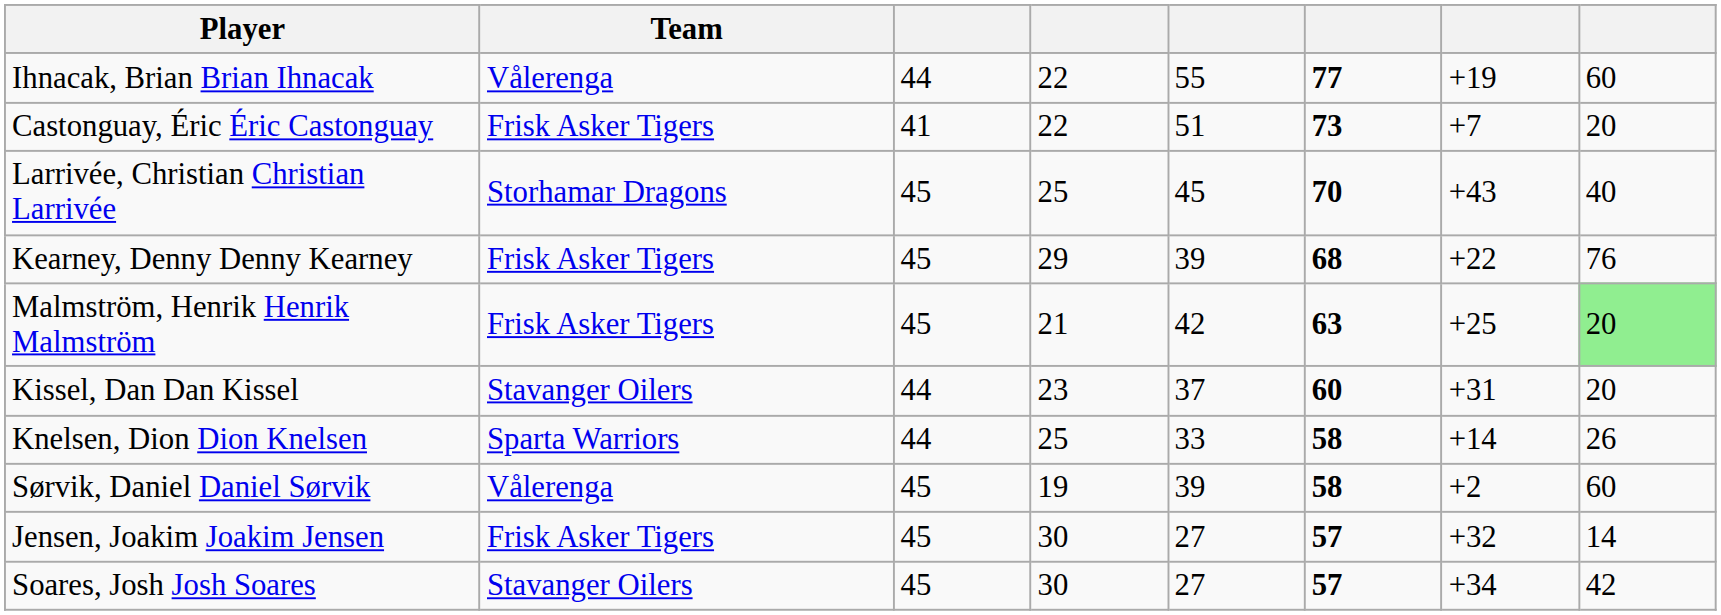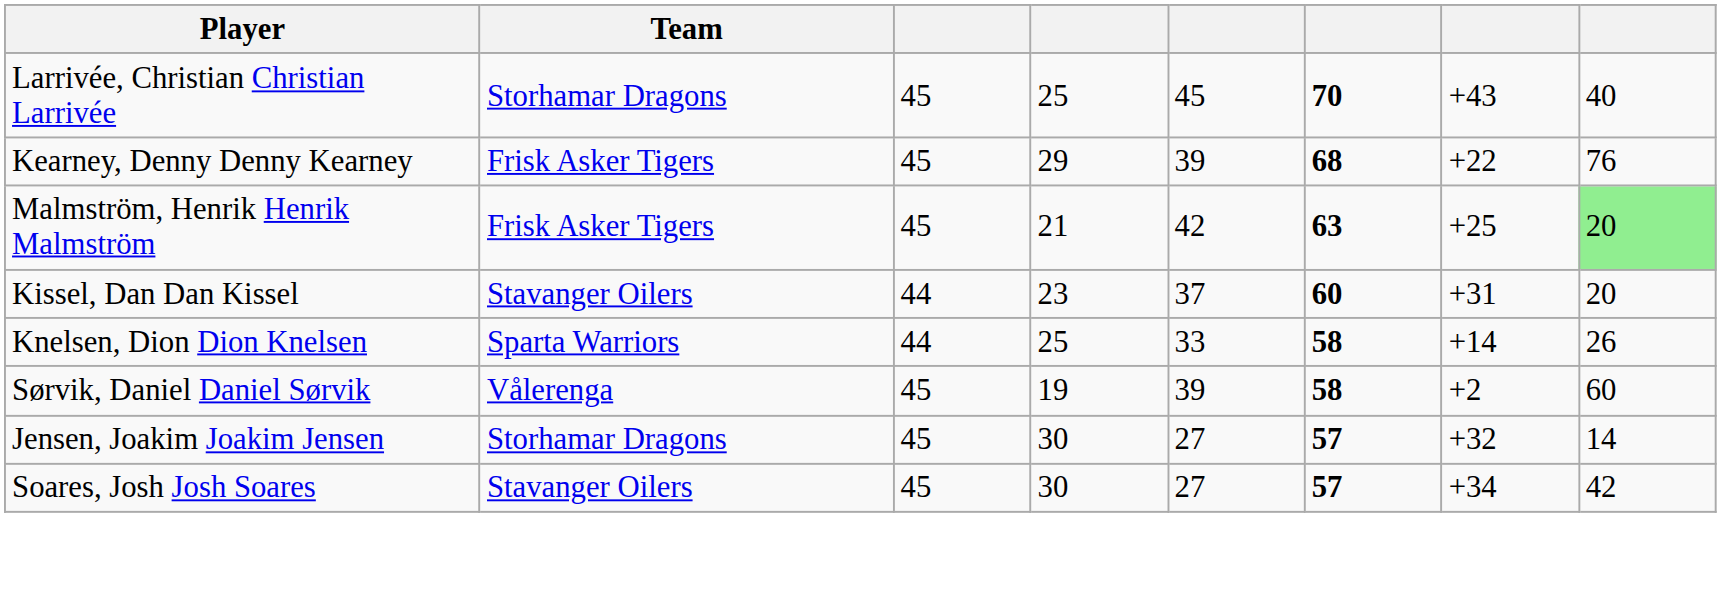- row: (193, 77)
- row: (223, 126)
(601, 536) Frisk Asker Tigers -> (607, 439) Storhamar Dragons
